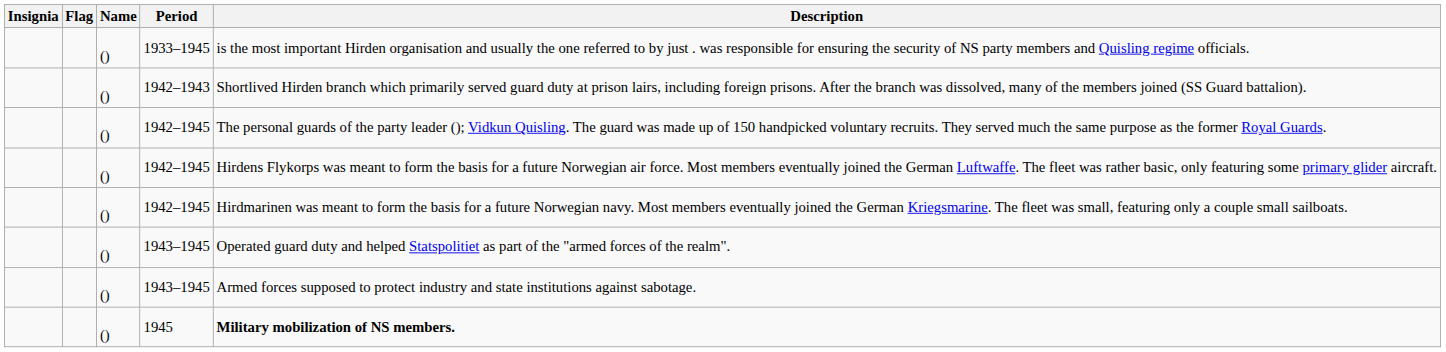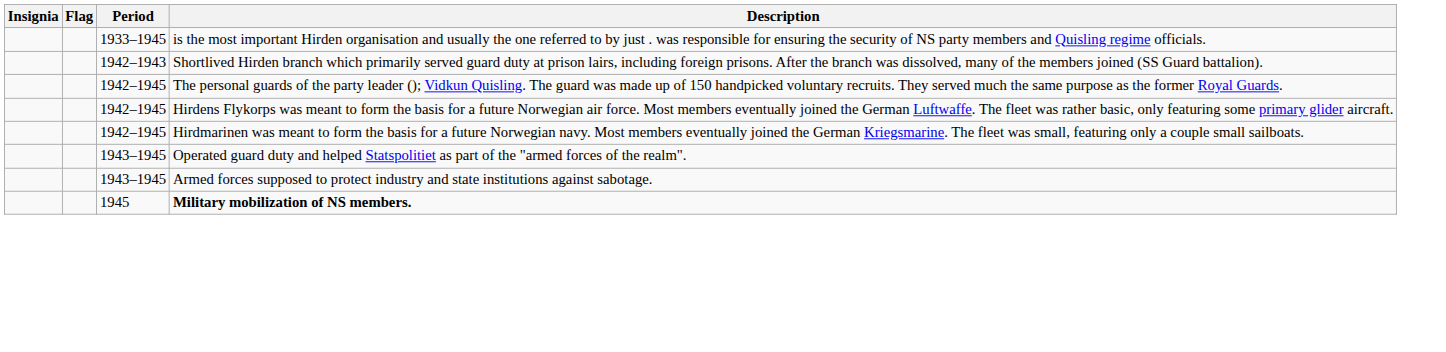- column: (118, 16)
